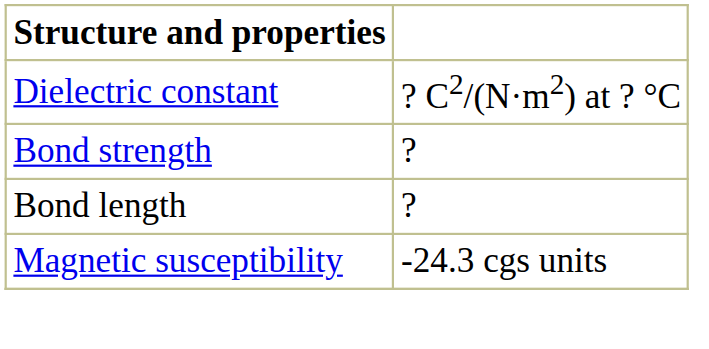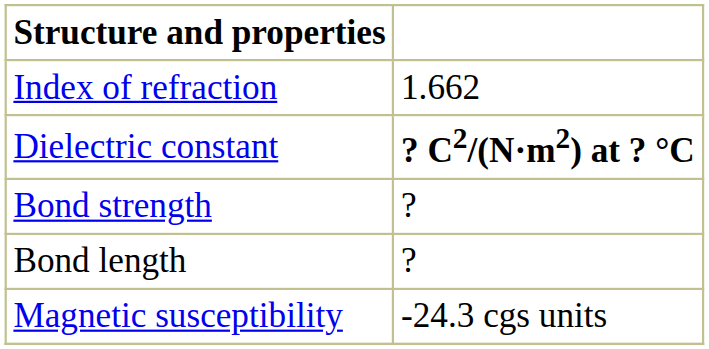+ row: (145, 87)
(541, 91) normal -> (548, 146) bold
